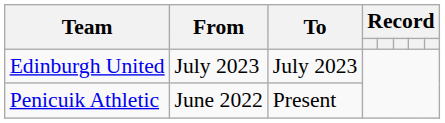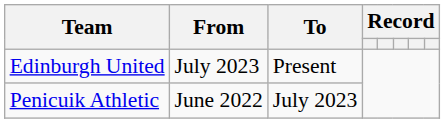(315, 65) July 2023 -> (305, 65) Present
(305, 100) Present -> (315, 100) July 2023
